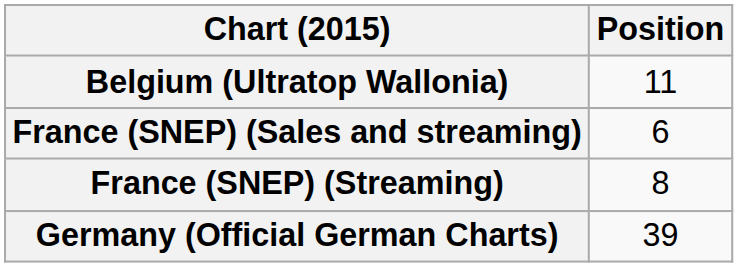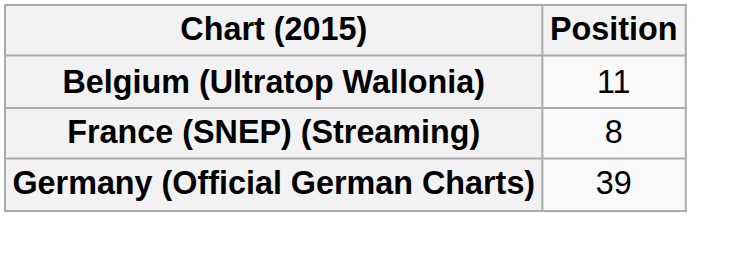- row: (297, 132)
